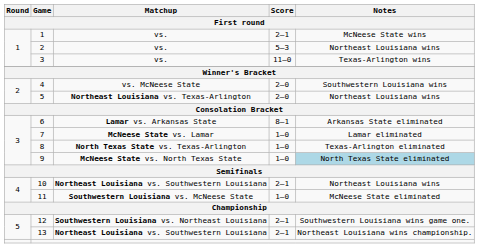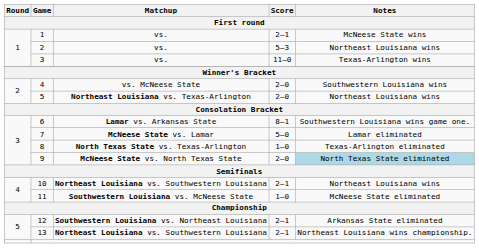(385, 122) Arkansas State eliminated -> (385, 122) Southwestern Louisiana wins game one.
(282, 134) 1–0 -> (282, 134) 5–0
(282, 159) 1–0 -> (282, 159) 2–0
(385, 221) Southwestern Louisiana wins game one. -> (385, 221) Arkansas State eliminated
